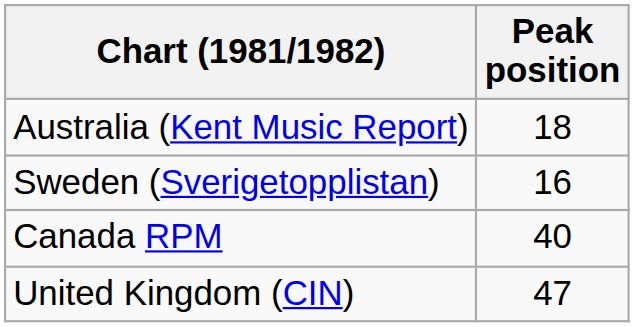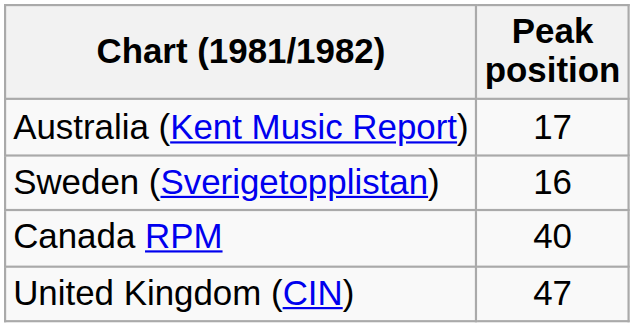(553, 126) 18 -> (553, 126) 17
